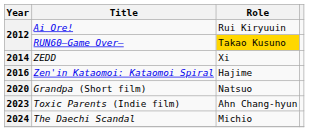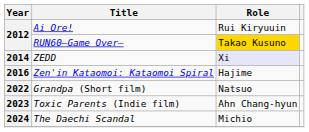(224, 58) no background -> (224, 58) lavender background
(18, 88) 2020 -> (18, 88) 2022
